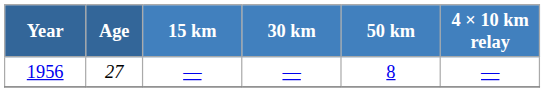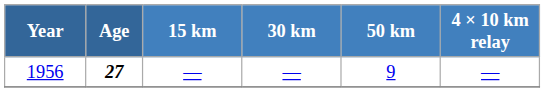(114, 71) normal -> (114, 71) bold
(391, 71) 8 -> (391, 71) 9
